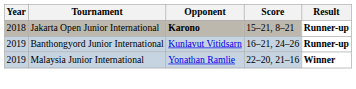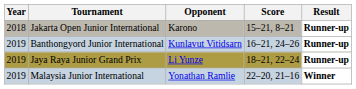(184, 28) bold -> (183, 28) normal
+ row: (86, 60)
